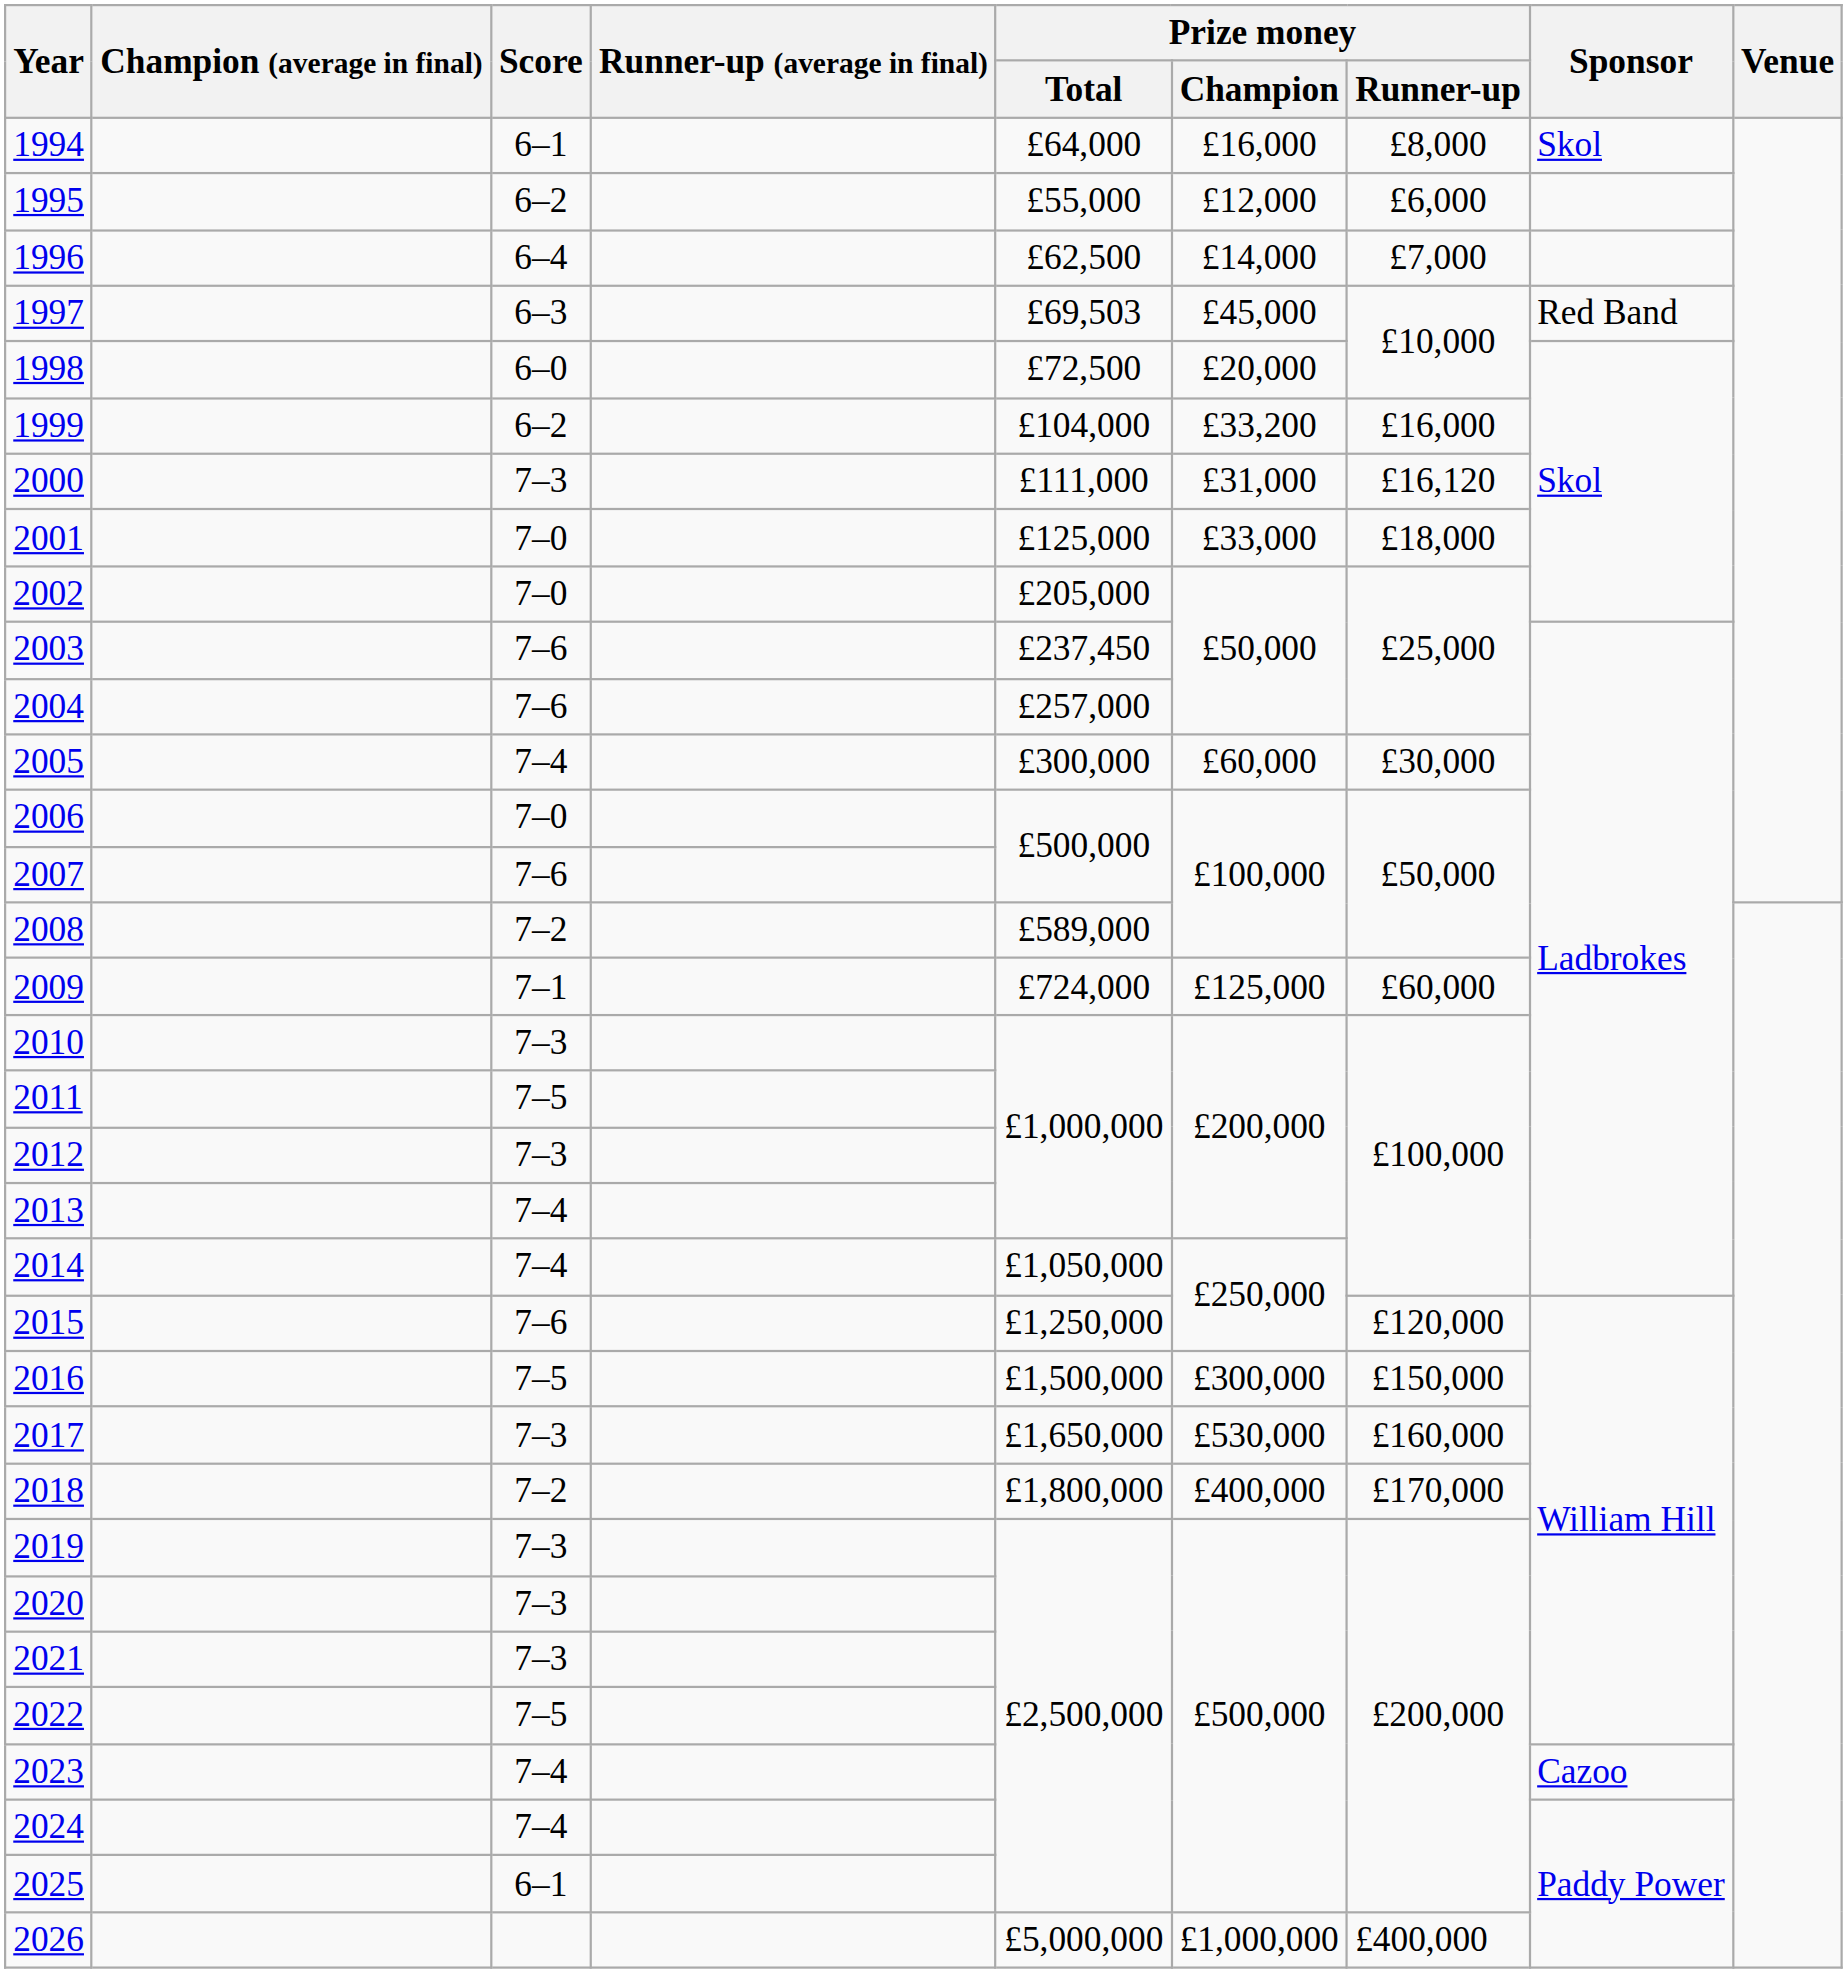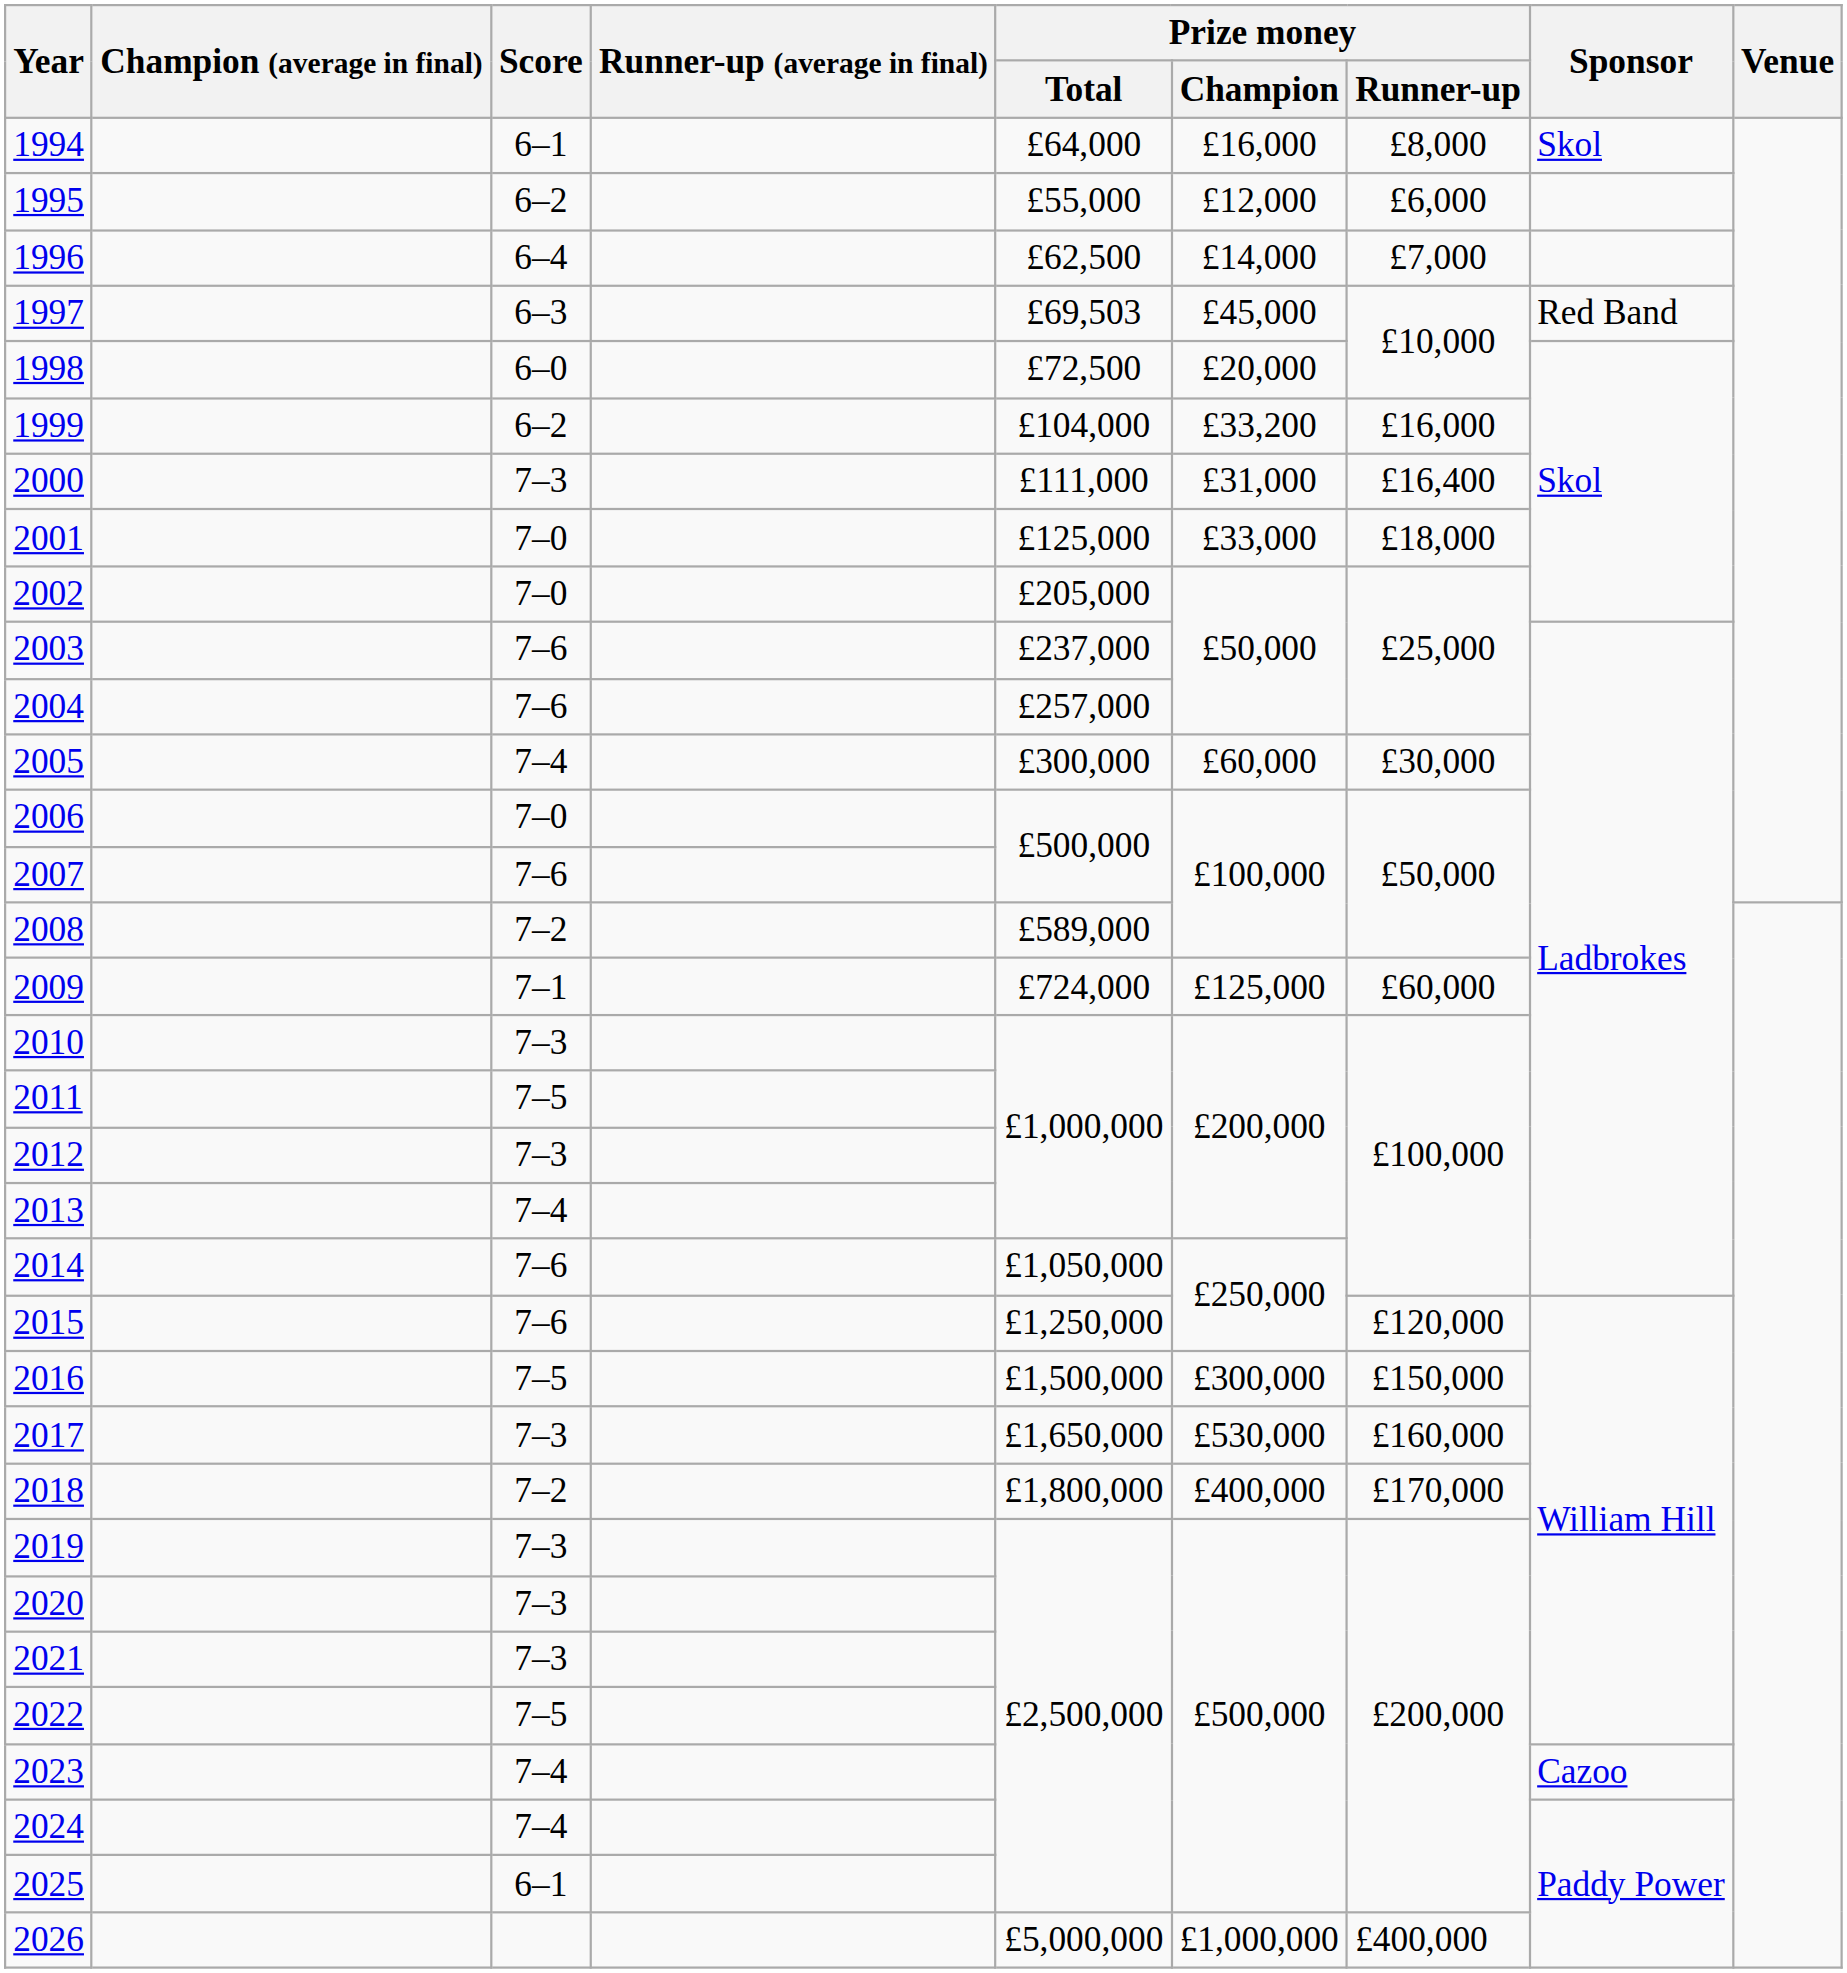(1438, 481) £16,120 -> (1438, 481) £16,400
(1084, 649) £237,450 -> (1084, 649) £237,000
(541, 1266) 7–4 -> (541, 1266) 7–6
